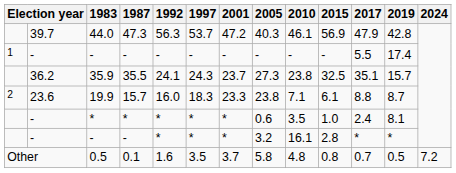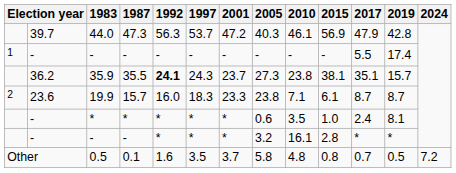(168, 76) normal -> (168, 76) bold
(333, 76) 32.5 -> (333, 76) 38.1
(363, 97) 8.8 -> (363, 97) 8.7
